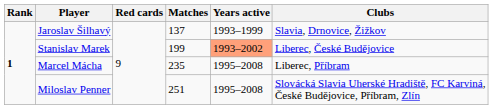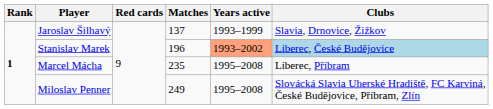(176, 48) 199 -> (176, 48) 196
(335, 48) no background -> (335, 48) lightblue background
(176, 89) 251 -> (176, 89) 249
